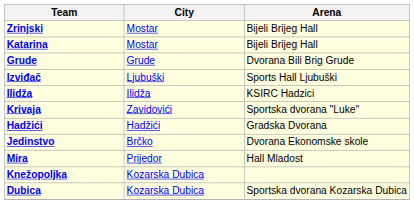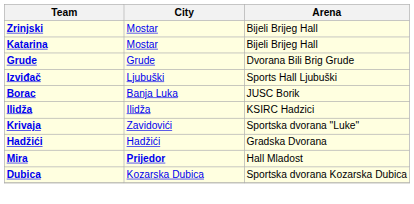+ row: (21, 93)
- row: (31, 142)
(144, 158) normal -> (146, 158) bold
- row: (37, 175)
